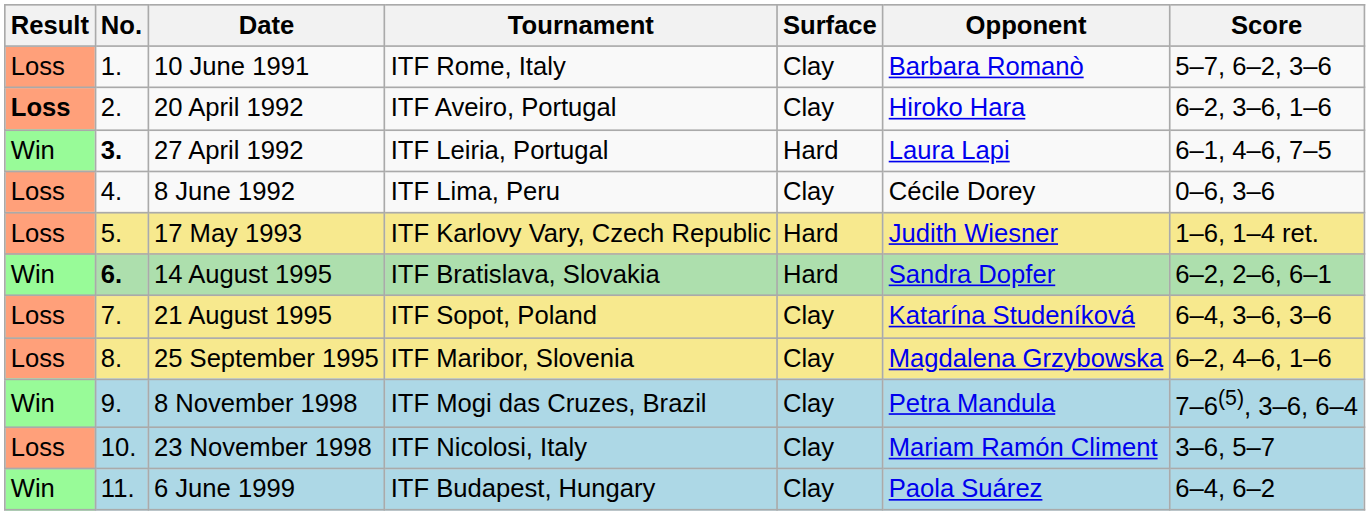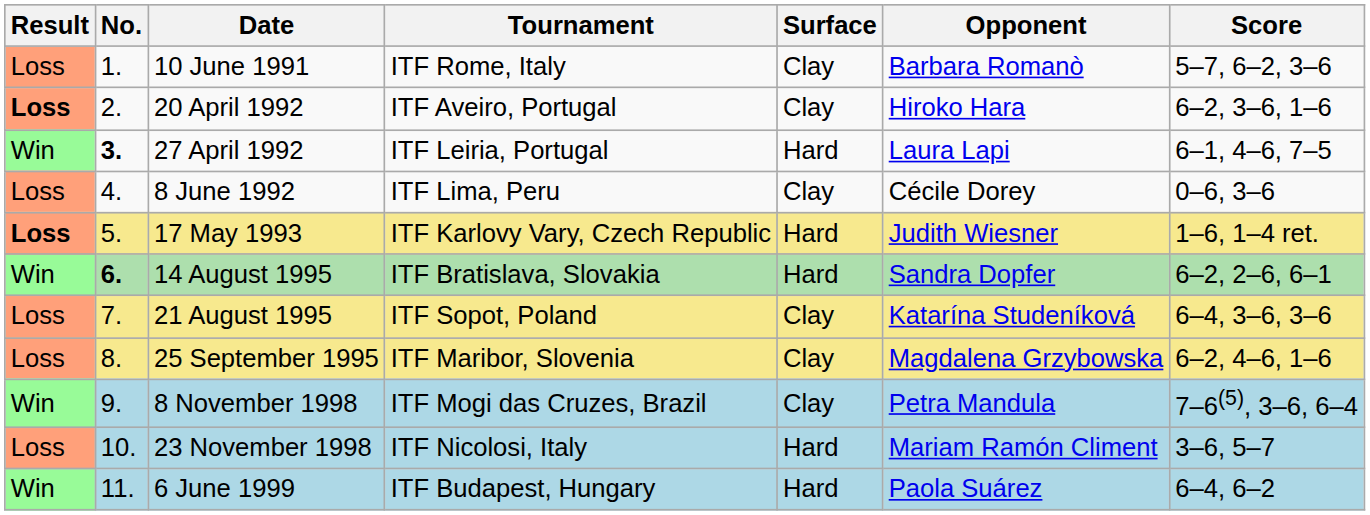(38, 232) normal -> (41, 232) bold
(809, 447) Clay -> (811, 447) Hard
(809, 488) Clay -> (811, 488) Hard
